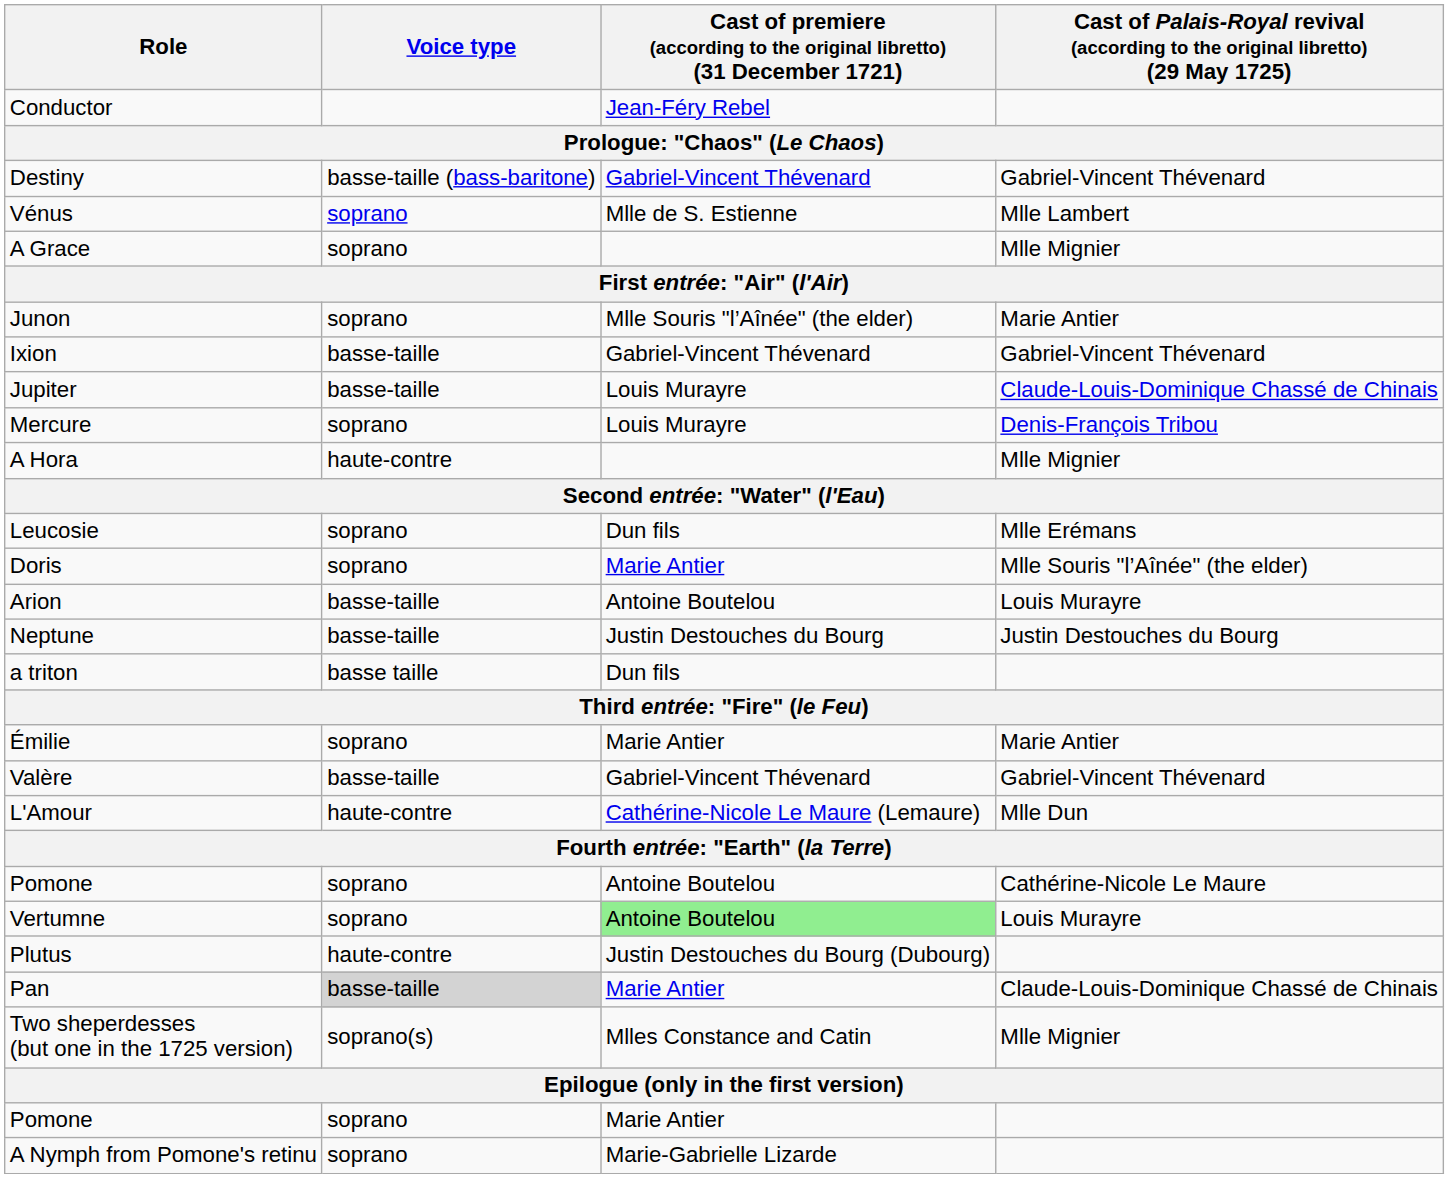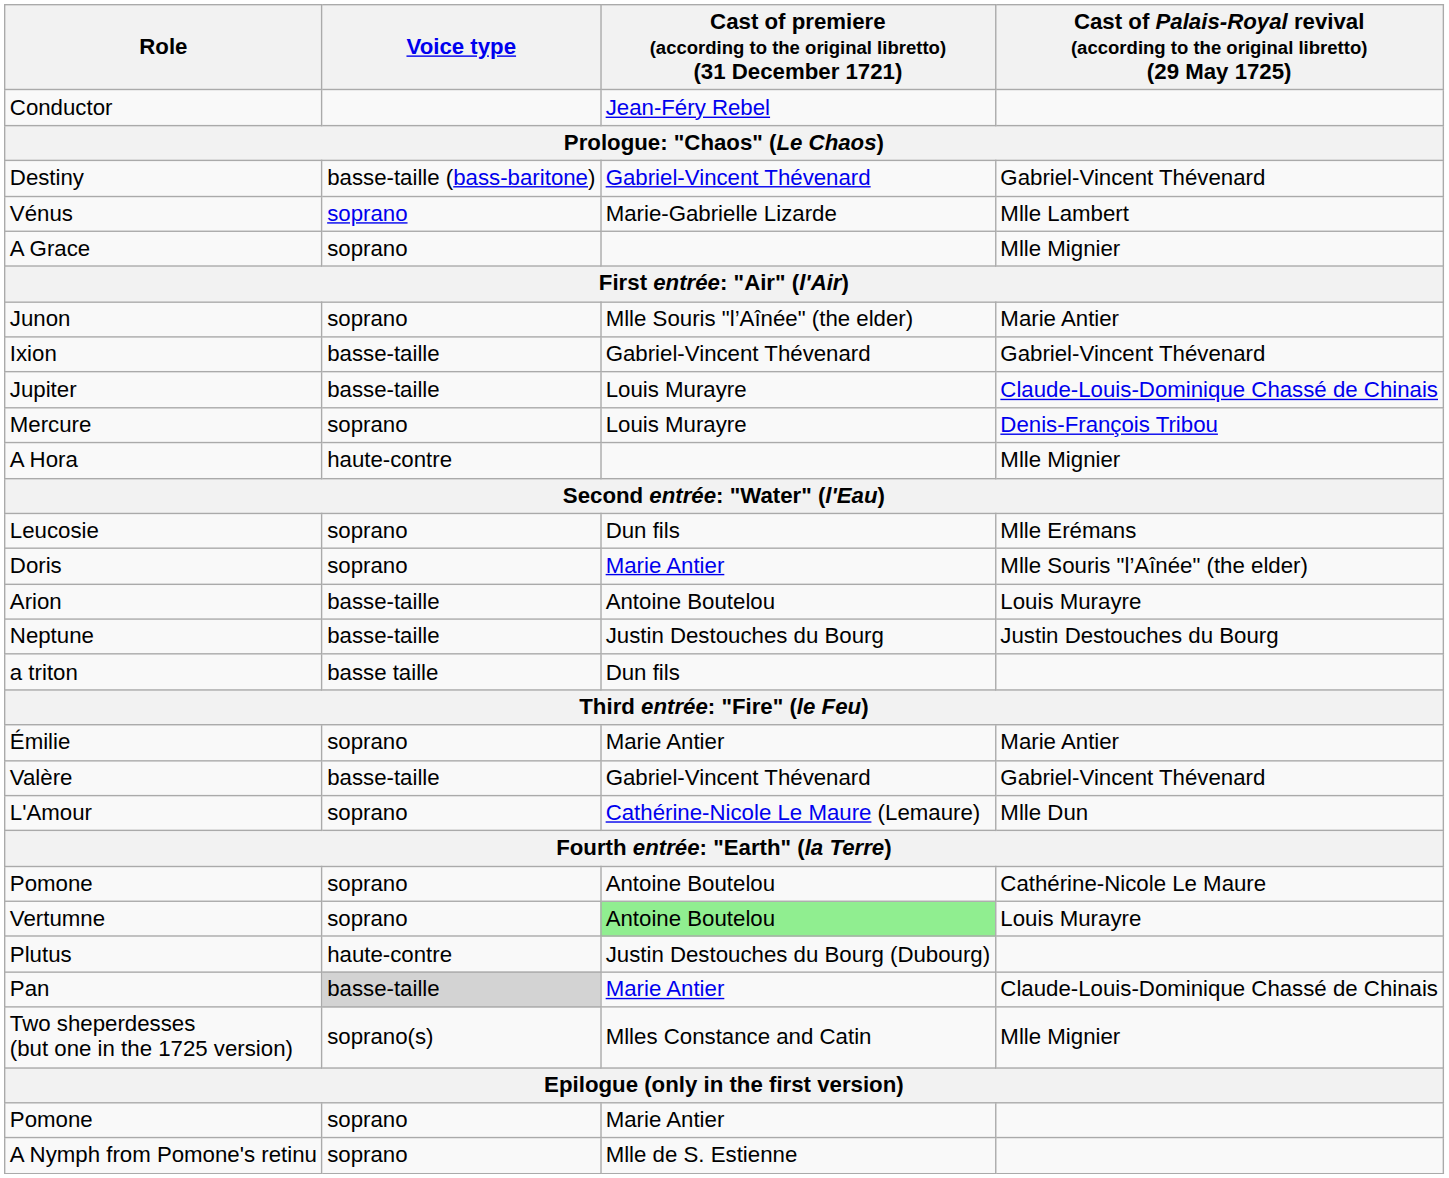(701, 213) Mlle de S. Estienne -> (721, 213) Marie-Gabrielle Lizarde
(390, 812) haute-contre -> (367, 812) soprano
(721, 1155) Marie-Gabrielle Lizarde -> (701, 1155) Mlle de S. Estienne
